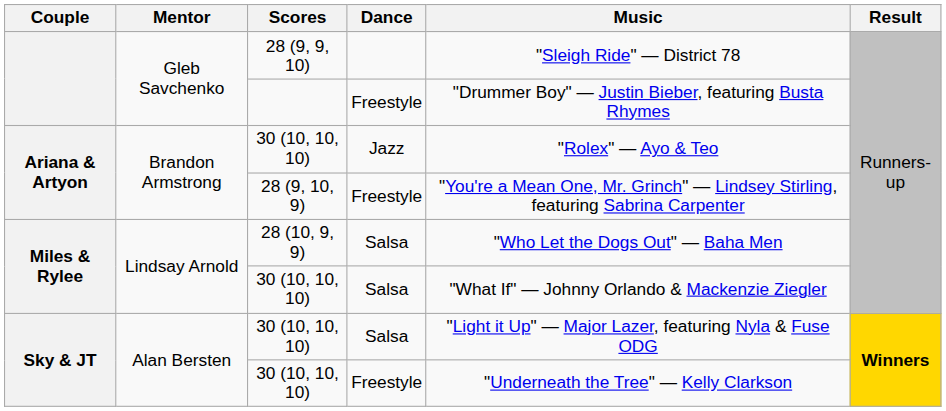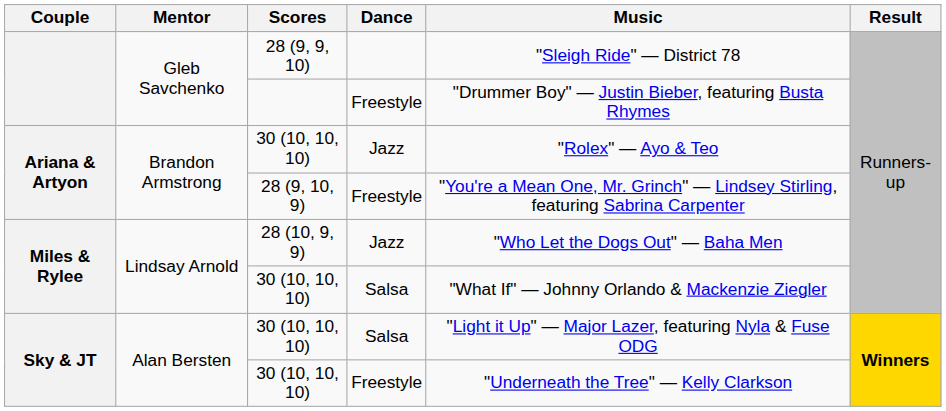(387, 242) Salsa -> (387, 242) Jazz
